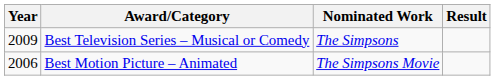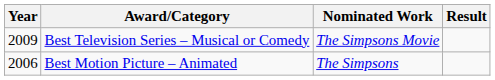(357, 39) The Simpsons -> (378, 39) The Simpsons Movie
(378, 63) The Simpsons Movie -> (357, 63) The Simpsons
